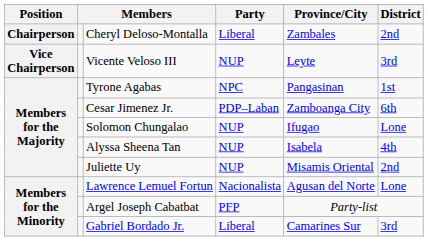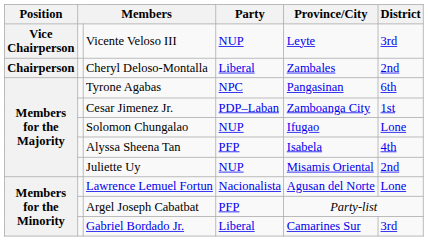rows swapped: (147, 34) <-> (131, 61)
(388, 87) 1st -> (389, 87) 6th
(389, 107) 6th -> (388, 107) 1st
(231, 147) NUP -> (229, 147) PFP
